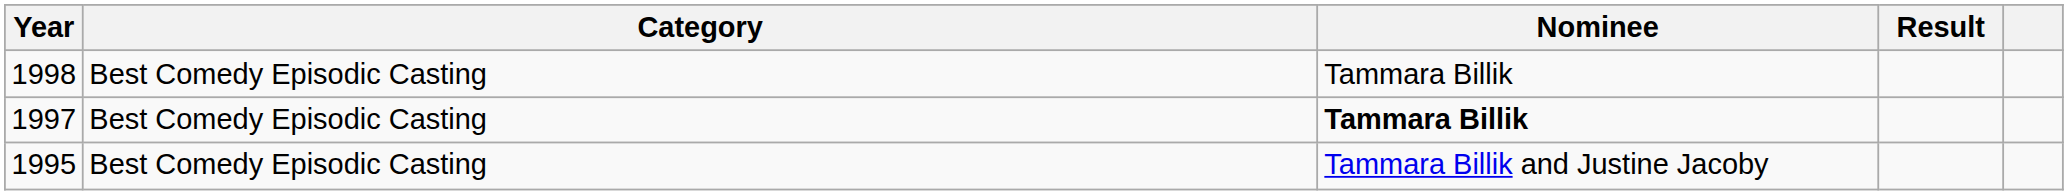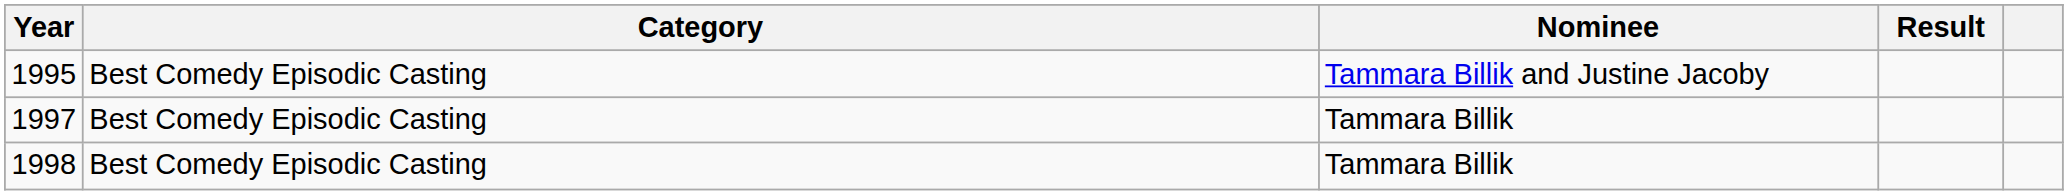rows swapped: (44, 165) <-> (44, 73)
(1426, 119) bold -> (1419, 119) normal
